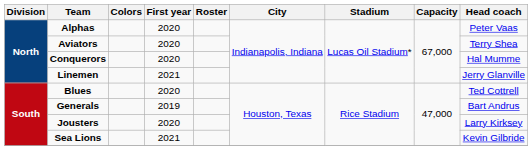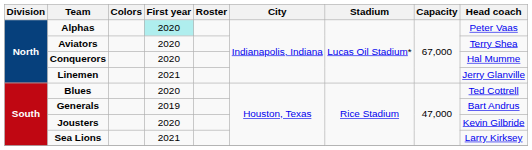(169, 28) no background -> (169, 28) paleturquoise background
(494, 122) Larry Kirksey -> (494, 122) Kevin Gilbride
(494, 138) Kevin Gilbride -> (494, 138) Larry Kirksey
